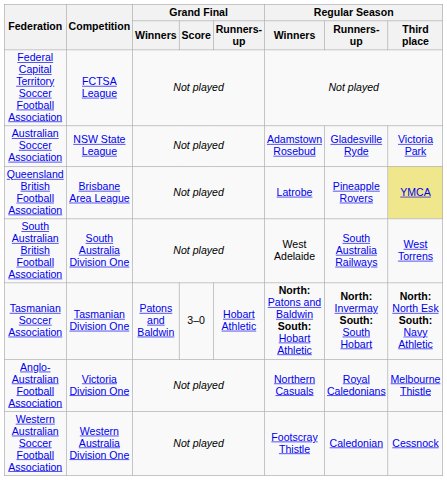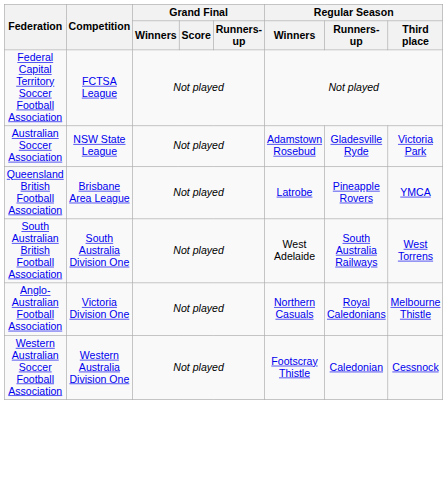(415, 192) khaki background -> (415, 192) no background
- row: (35, 321)
